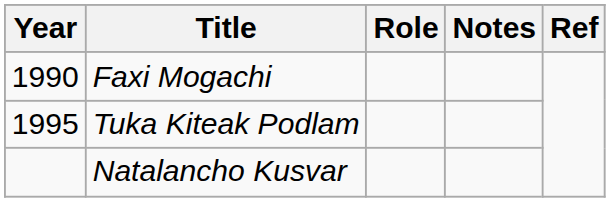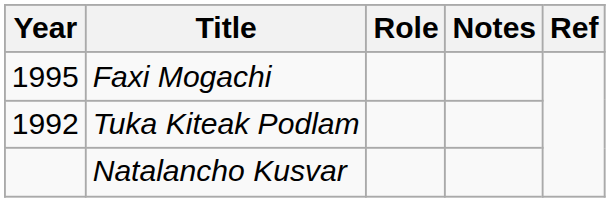(45, 76) 1990 -> (45, 76) 1995
(45, 123) 1995 -> (45, 123) 1992
